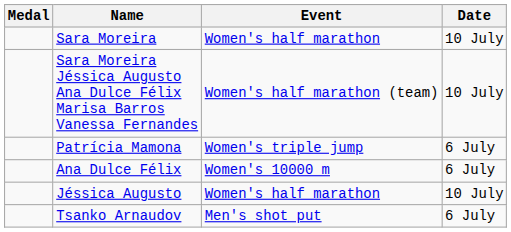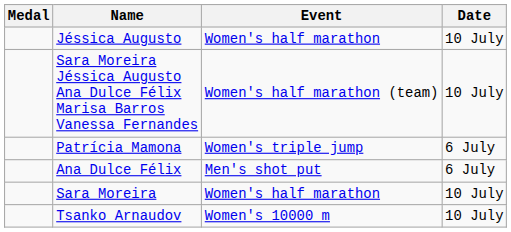rows swapped: (106, 39) <-> (119, 193)
(267, 171) Women's 10000 m -> (263, 171) Men's shot put
(263, 216) Men's shot put -> (267, 216) Women's 10000 m
(470, 216) 6 July -> (474, 216) 10 July
